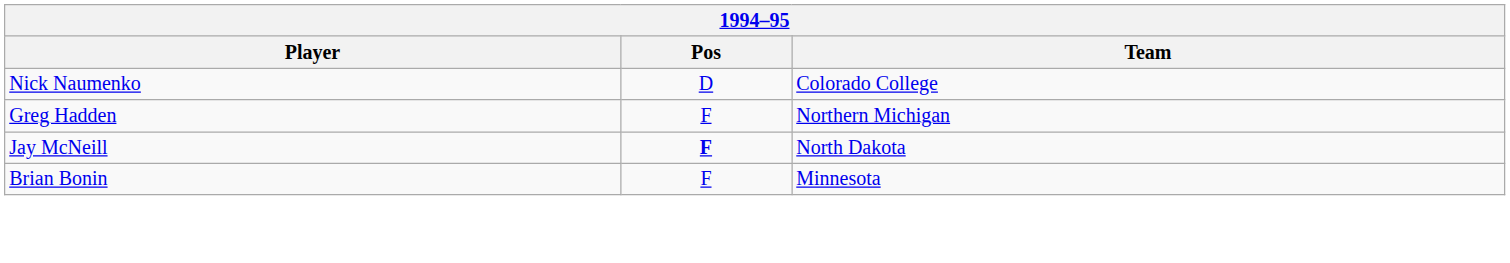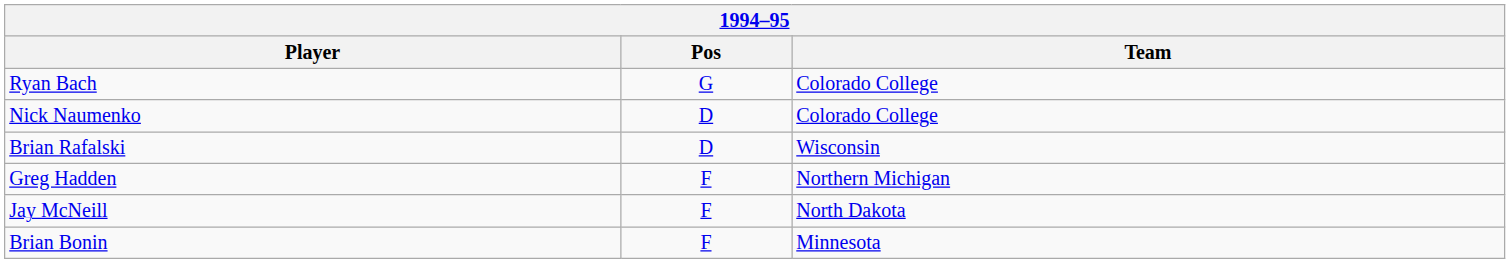+ row: (53, 83)
+ row: (67, 147)
(706, 147) bold -> (706, 210) normal
